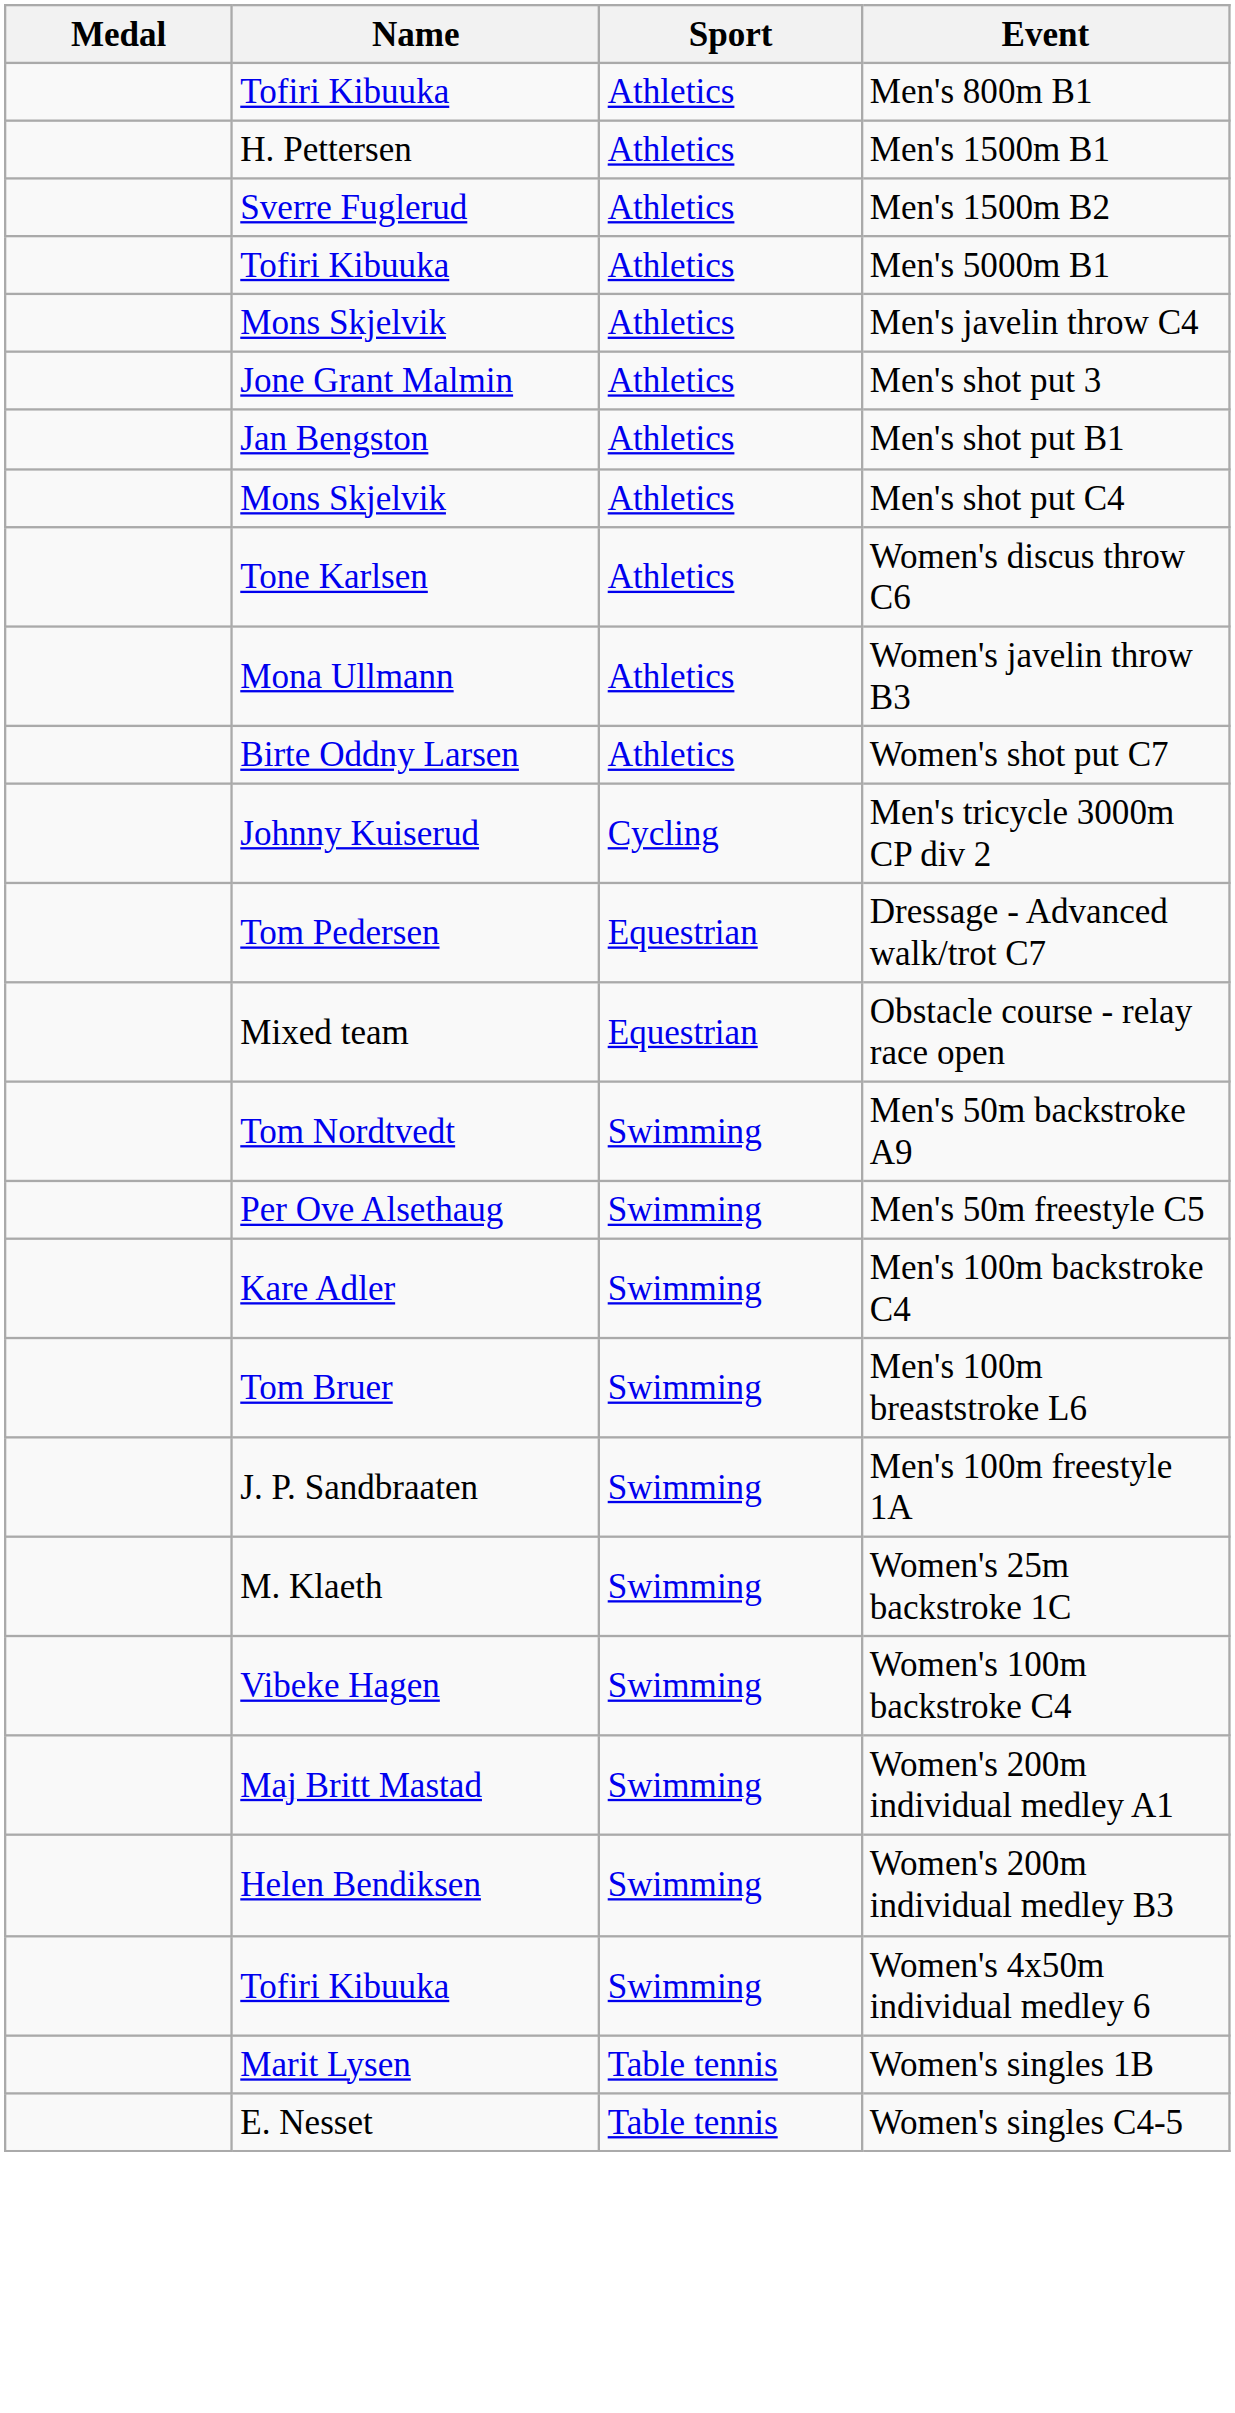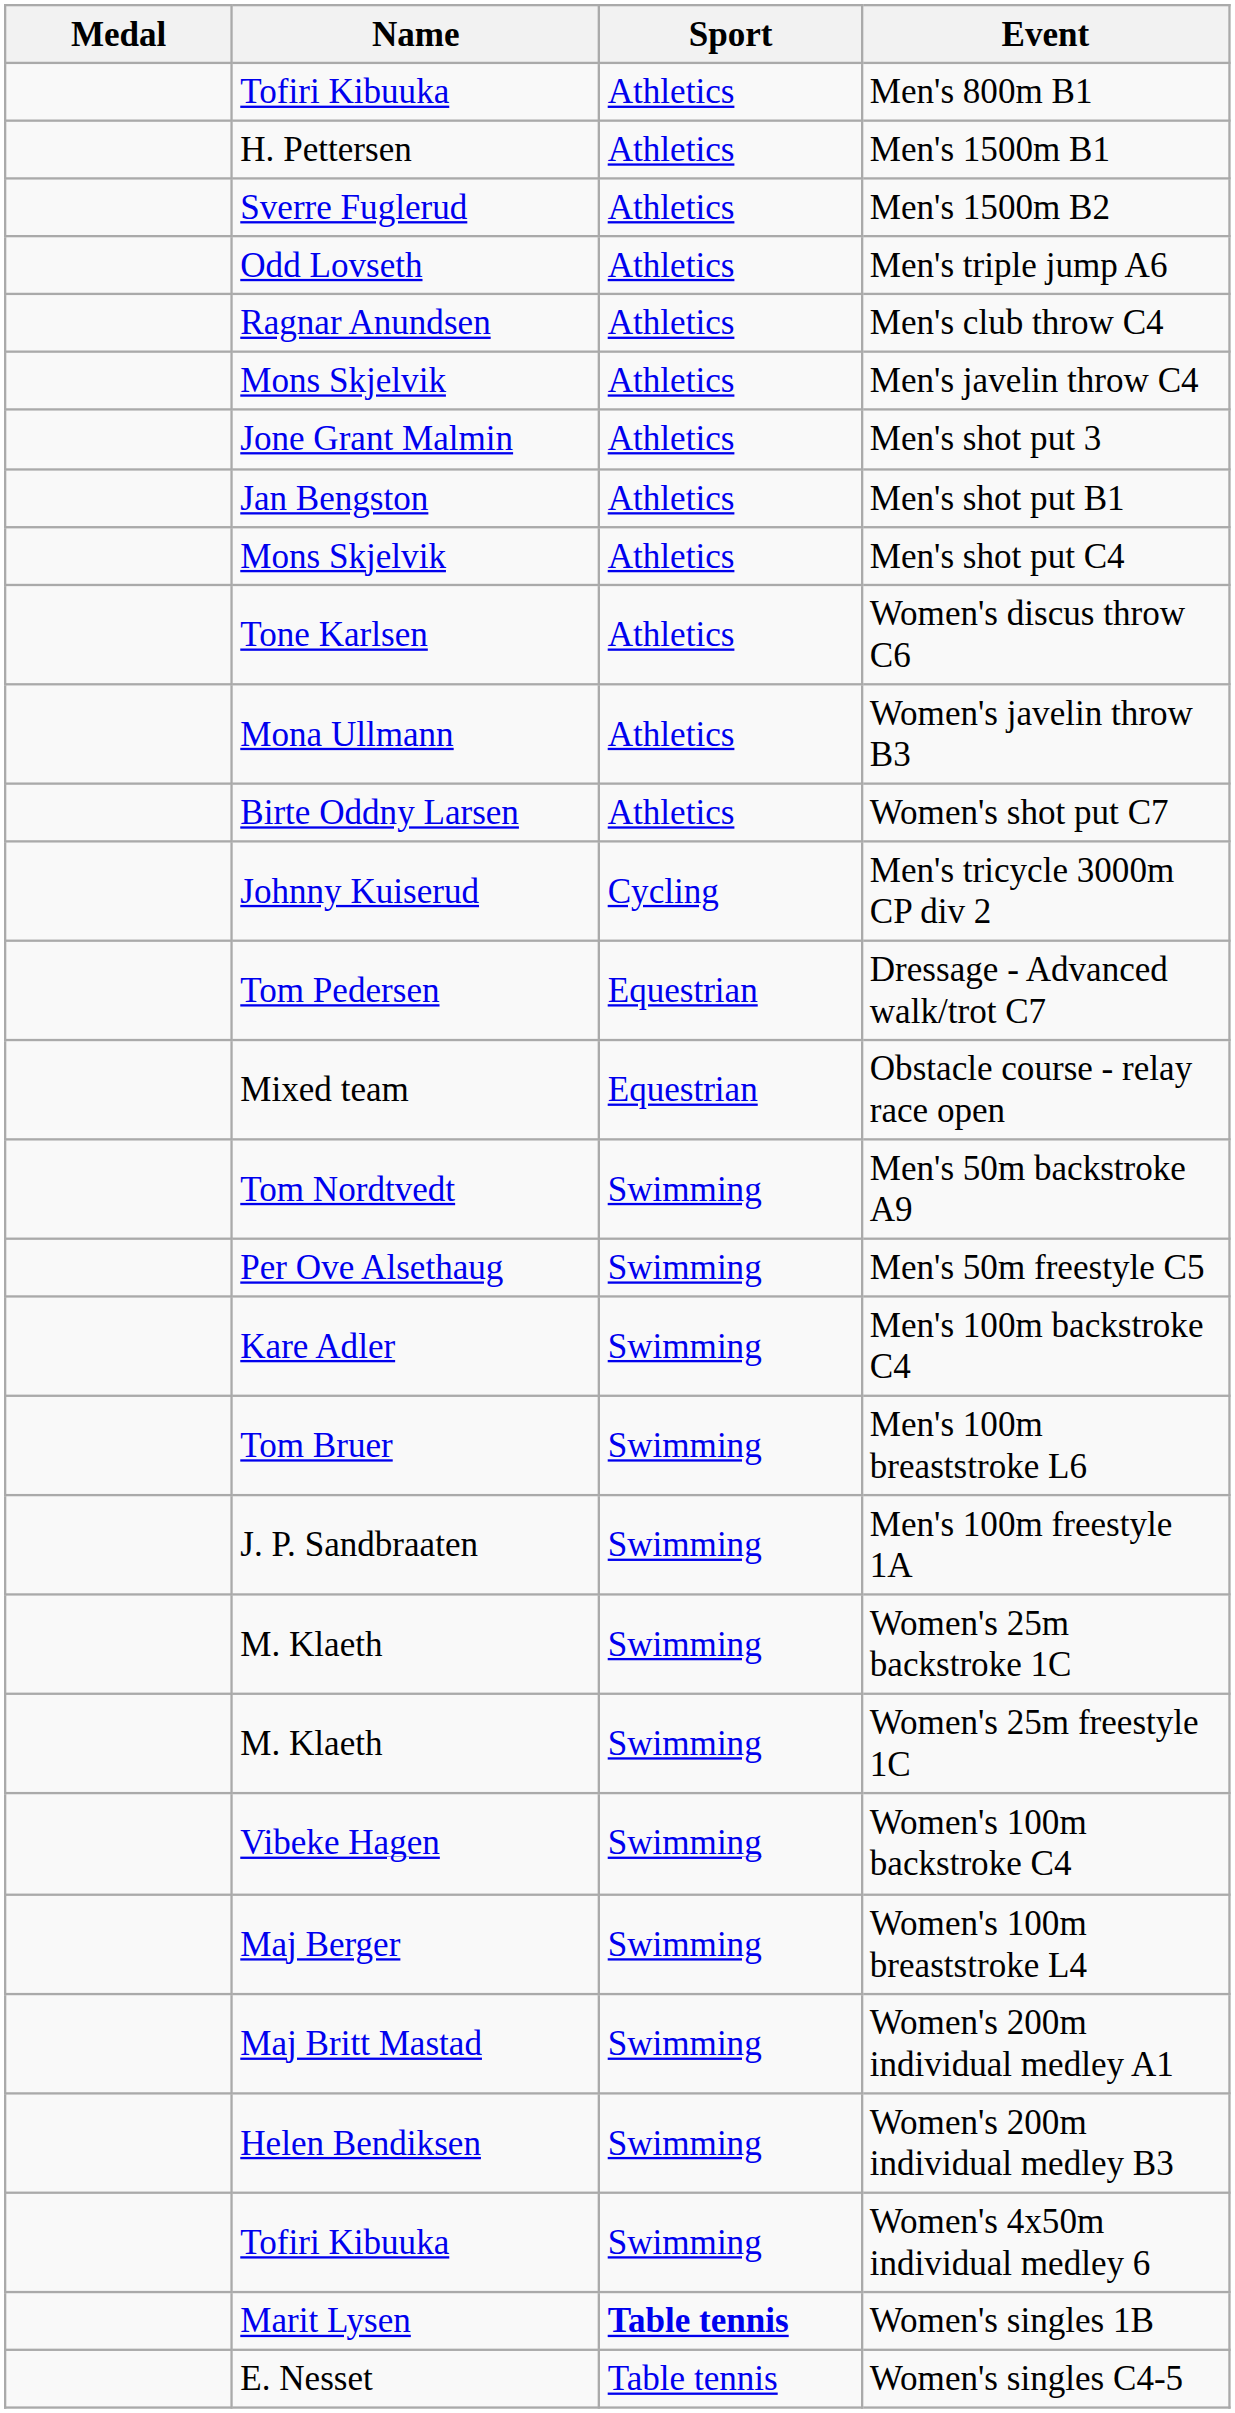- row: (990, 265)
+ row: (1019, 265)
+ row: (1017, 323)
+ row: (1034, 1743)
+ row: (978, 1942)
(693, 2063) normal -> (698, 2319) bold
